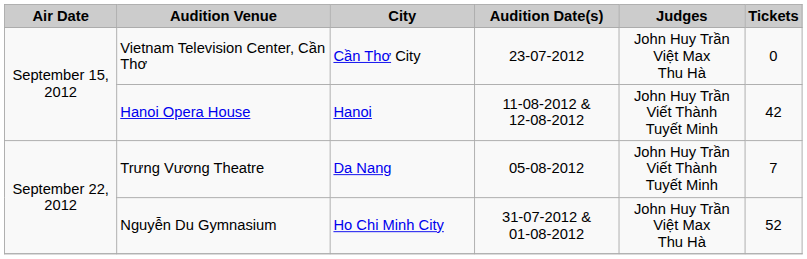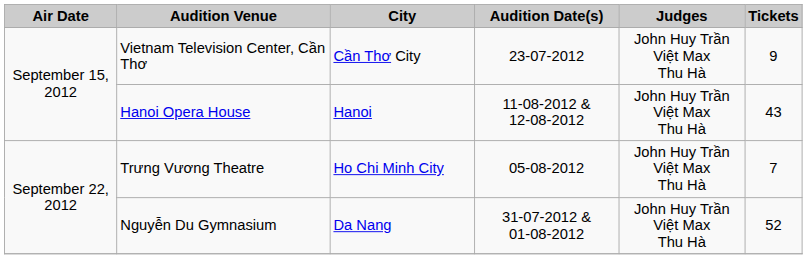(773, 56) 0 -> (773, 56) 9
(682, 112) John Huy Trần Viết Thành Tuyết Minh -> (682, 112) John Huy Trần Việt Max Thu Hà
(773, 112) 42 -> (773, 112) 43
(362, 169) Da Nang -> (389, 169) Ho Chi Minh City
(682, 169) John Huy Trần Viết Thành Tuyết Minh -> (682, 169) John Huy Trần Việt Max Thu Hà
(389, 225) Ho Chi Minh City -> (362, 225) Da Nang
